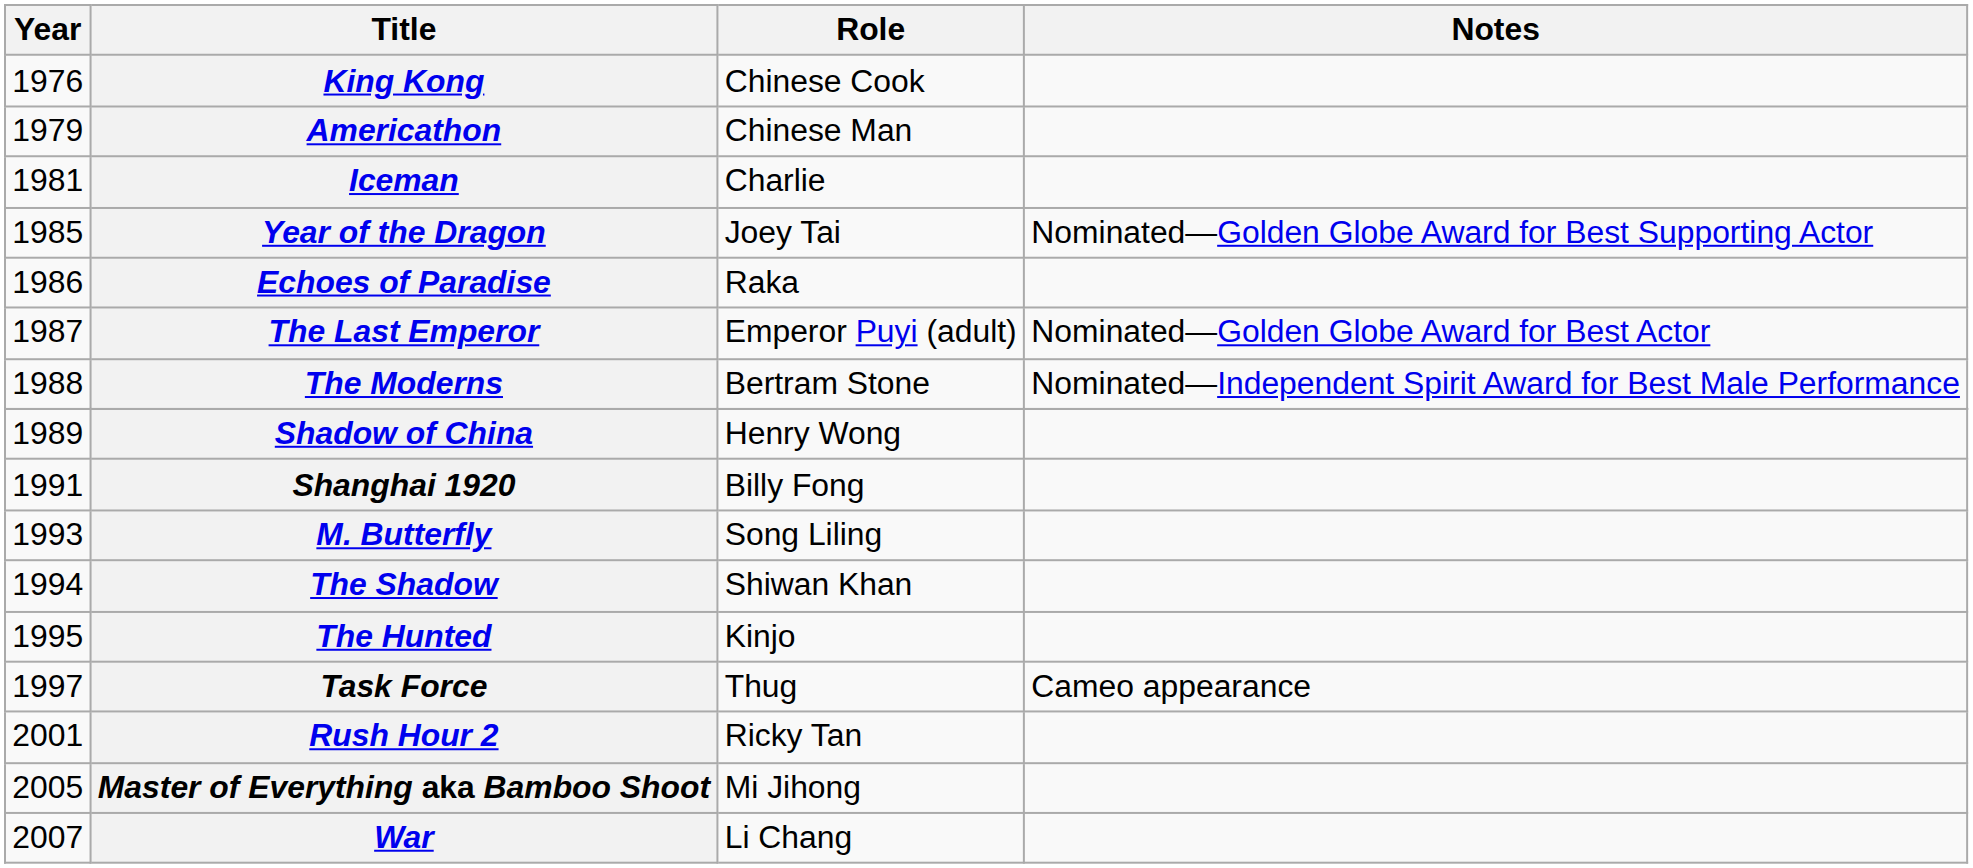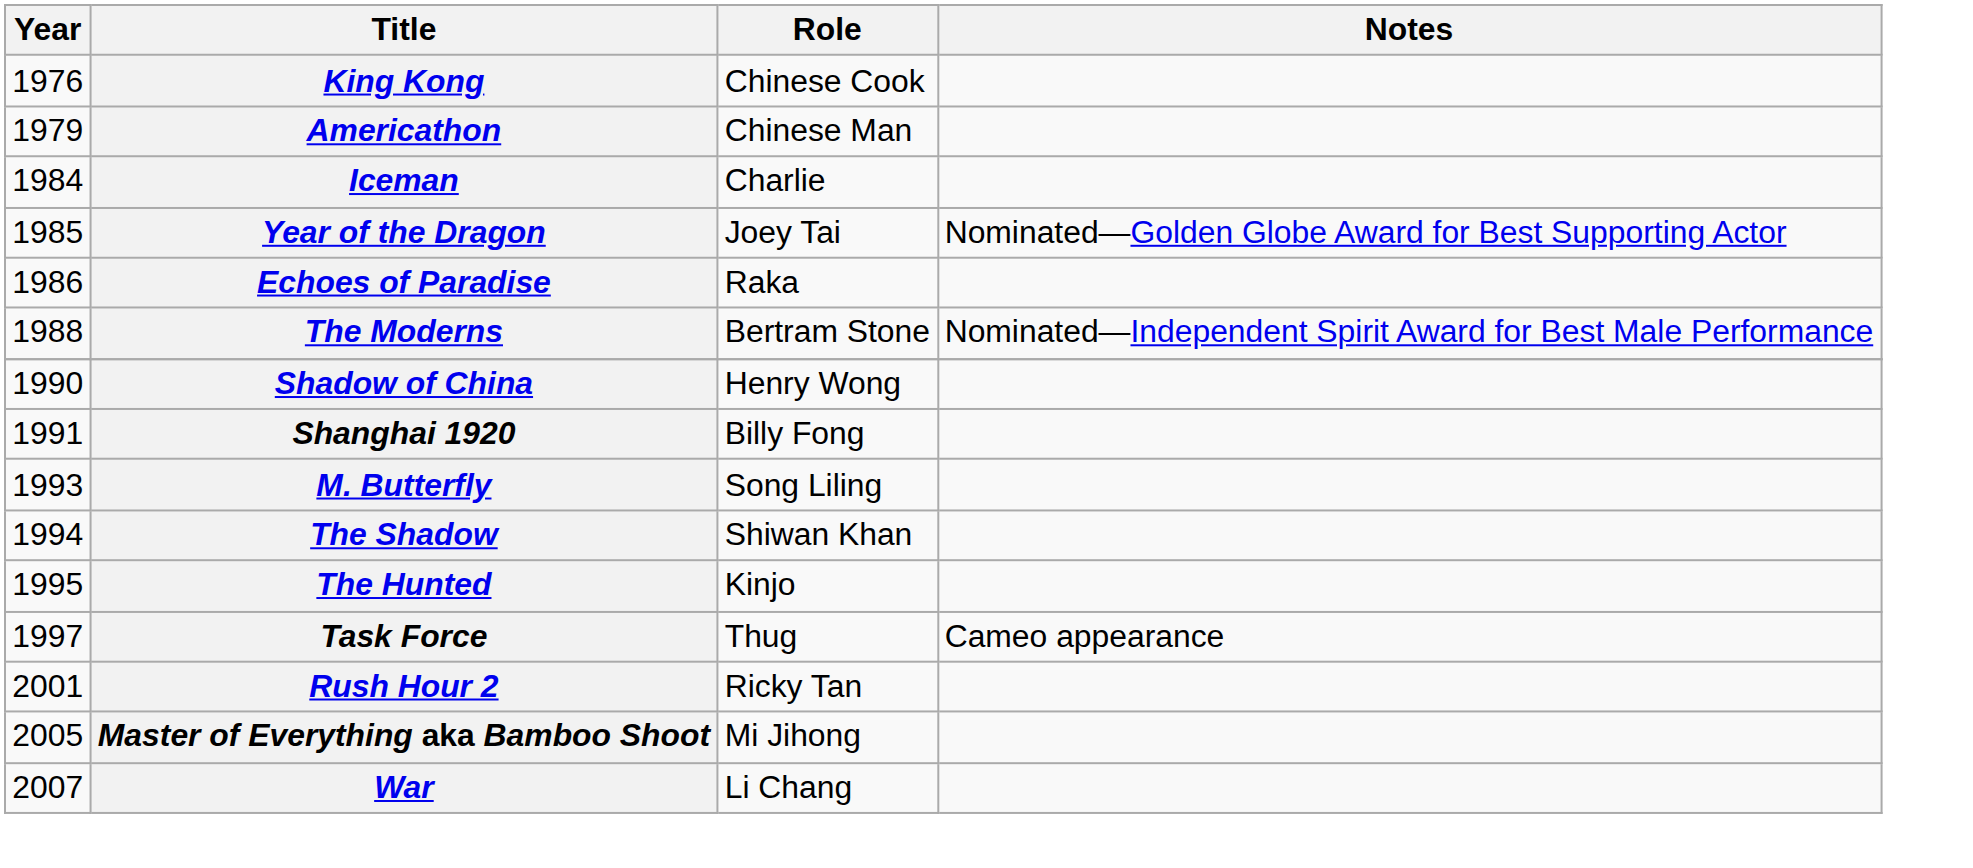(48, 181) 1981 -> (48, 181) 1984
- row: (404, 332)
(48, 433) 1989 -> (48, 383) 1990
